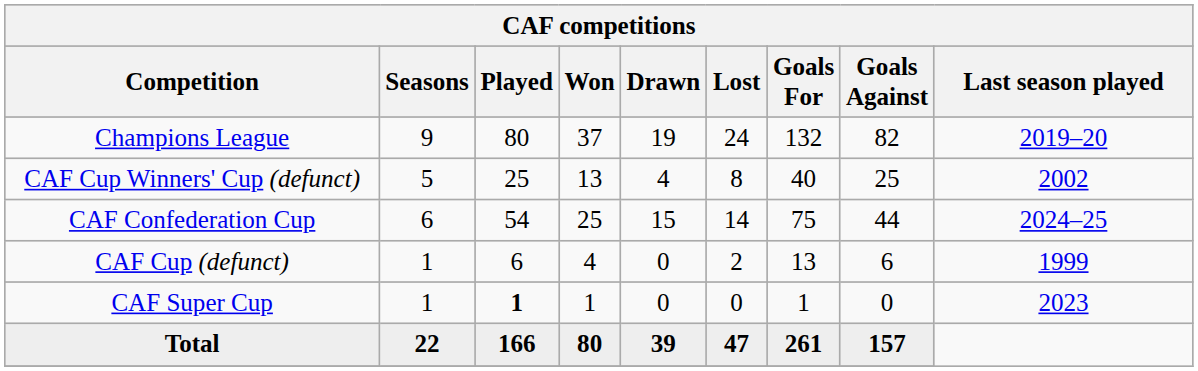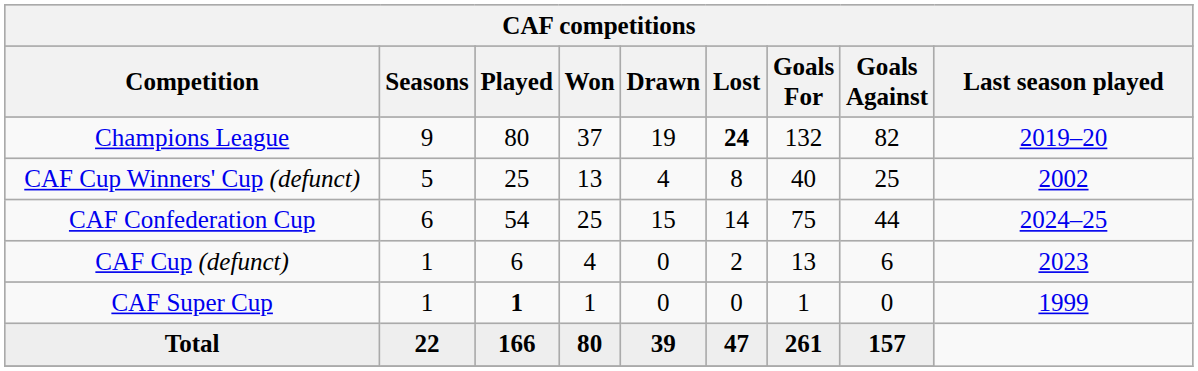(737, 137) normal -> (737, 137) bold
(1063, 261) 1999 -> (1063, 261) 2023
(1063, 303) 2023 -> (1063, 303) 1999
